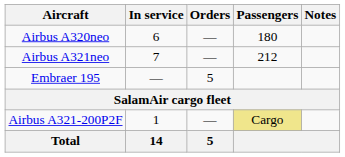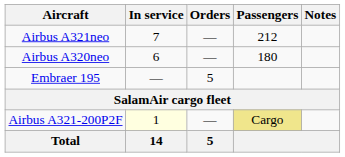rows swapped: (66, 36) <-> (66, 57)
(156, 120) no background -> (156, 120) lightyellow background
